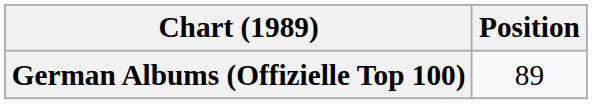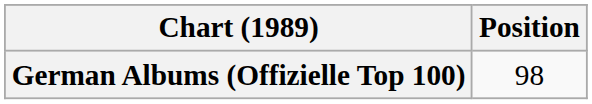(529, 74) 89 -> (529, 74) 98
